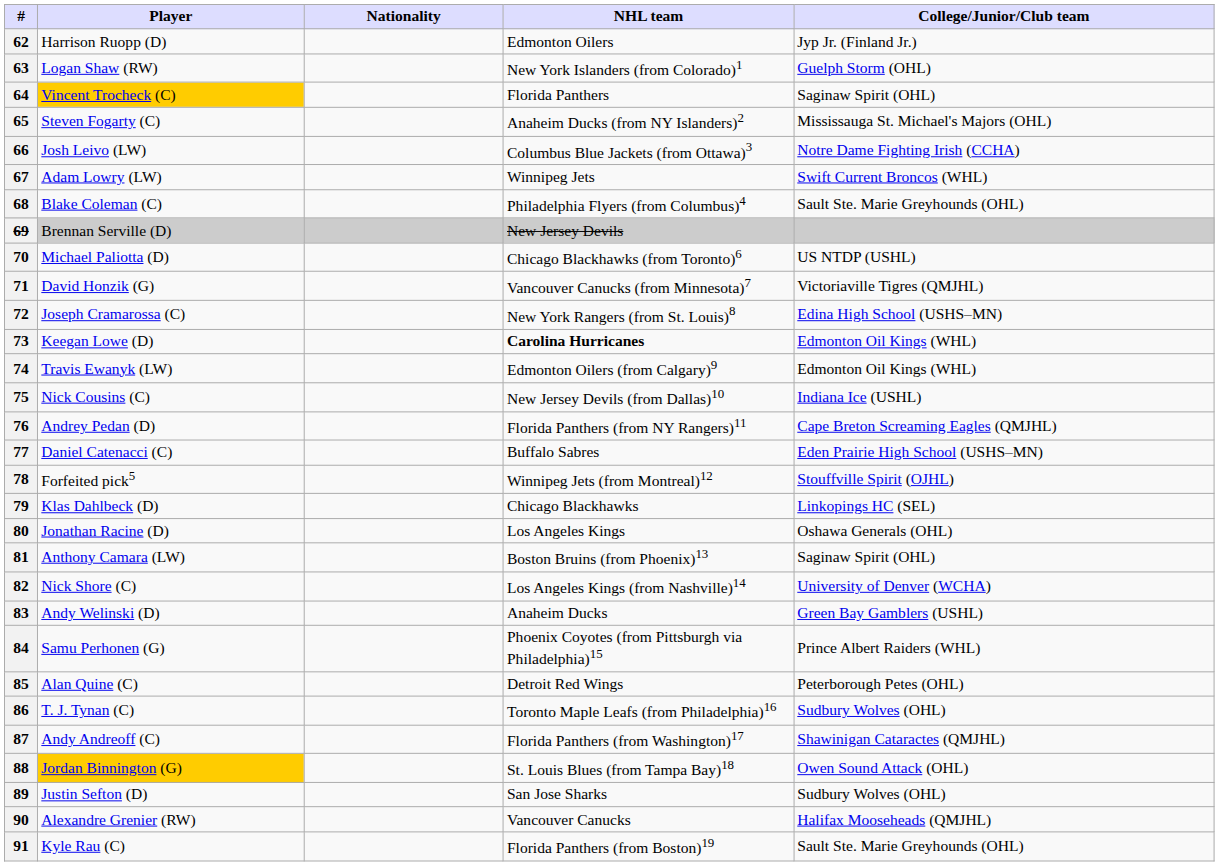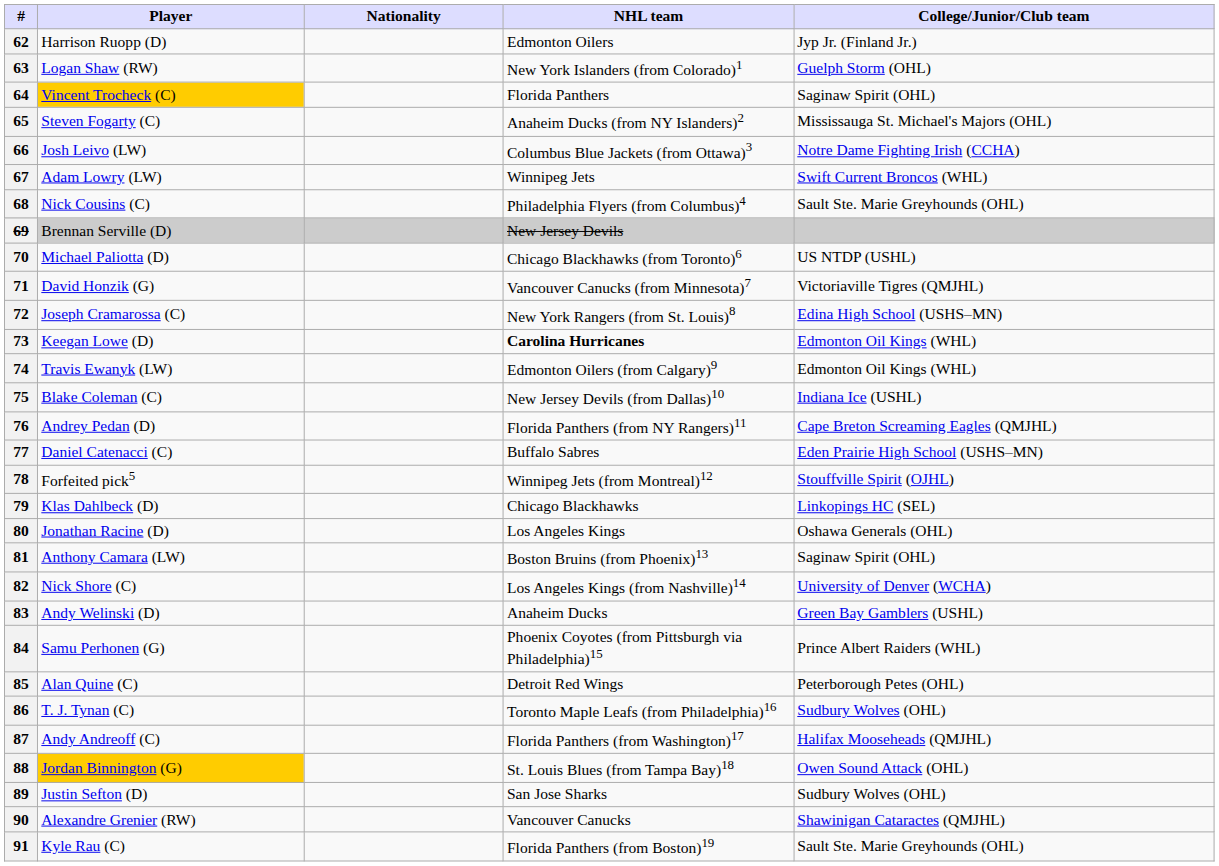(102, 203) Blake Coleman (C) -> (96, 203) Nick Cousins (C)
(96, 397) Nick Cousins (C) -> (102, 397) Blake Coleman (C)
(901, 739) Shawinigan Cataractes (QMJHL) -> (894, 739) Halifax Mooseheads (QMJHL)
(894, 819) Halifax Mooseheads (QMJHL) -> (901, 819) Shawinigan Cataractes (QMJHL)
